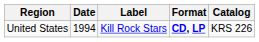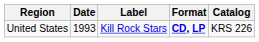(84, 28) 1994 -> (84, 28) 1993
